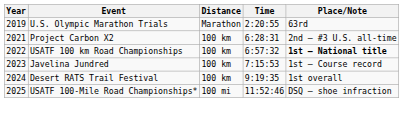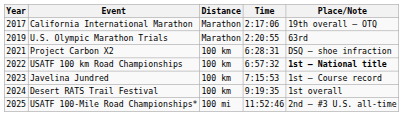+ row: (111, 24)
(342, 38) 2nd – #3 U.S. all-time -> (340, 51) DSQ – shoe infraction
(340, 91) DSQ – shoe infraction -> (342, 104) 2nd – #3 U.S. all-time
